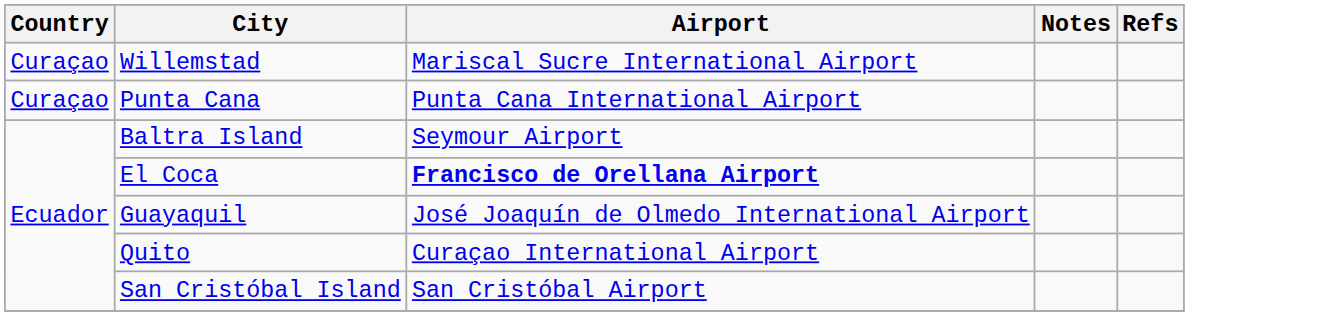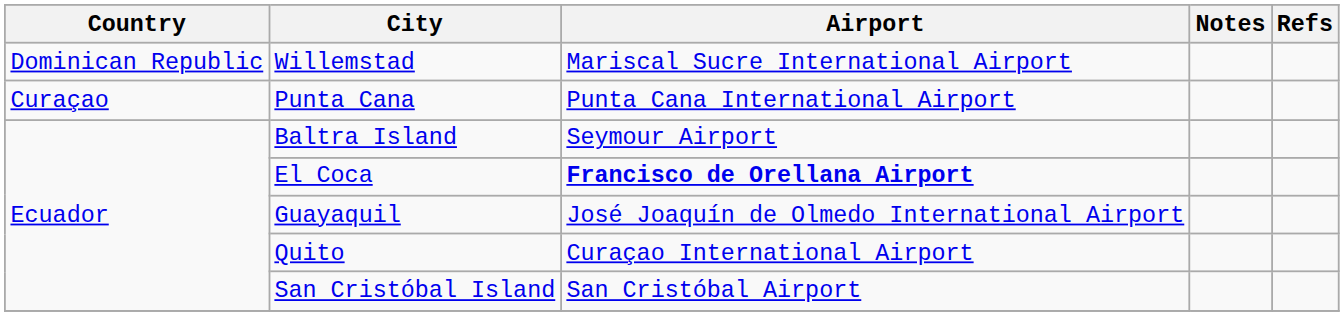(60, 62) Curaçao -> (137, 62) Dominican Republic
